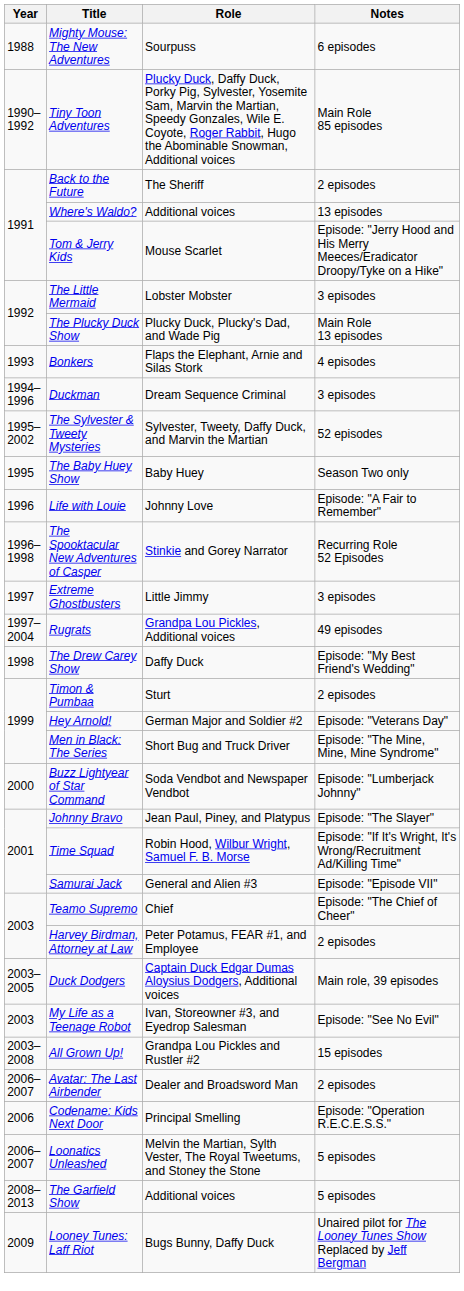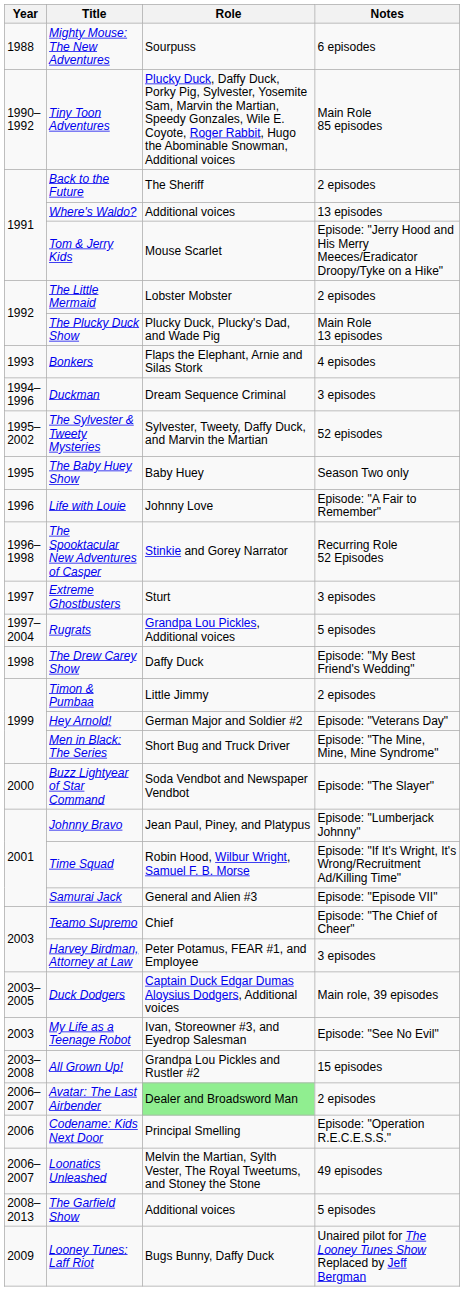(346, 296) 3 episodes -> (346, 296) 2 episodes
(177, 597) Little Jimmy -> (158, 597) Sturt
(350, 630) 49 episodes -> (346, 630) 5 episodes
(158, 695) Sturt -> (177, 695) Little Jimmy
(376, 786) Episode: "Lumberjack Johnny" -> (376, 786) Episode: "The Slayer"
(376, 818) Episode: "The Slayer" -> (376, 825) Episode: "Lumberjack Johnny"
(346, 942) 2 episodes -> (346, 955) 3 episodes
(221, 1085) no background -> (221, 1099) lightgreen background
(346, 1157) 5 episodes -> (350, 1170) 49 episodes
